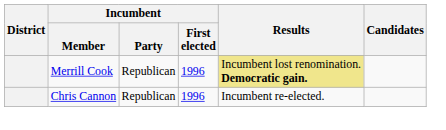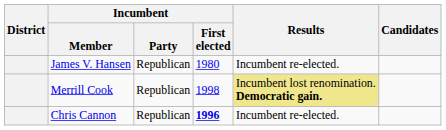+ row: (91, 64)
(193, 71) 1996 -> (208, 90) 1998
(193, 96) normal -> (208, 115) bold
